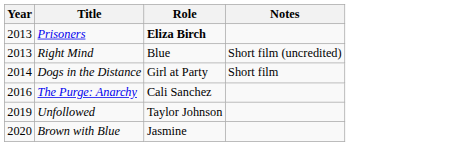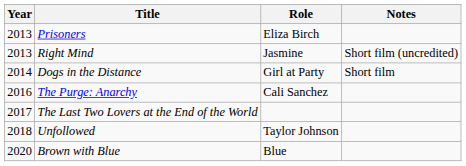(176, 33) bold -> (291, 33) normal
(159, 53) Blue -> (283, 53) Jasmine
+ row: (148, 111)
(20, 111) 2019 -> (20, 131) 2018
(167, 131) Jasmine -> (275, 151) Blue
